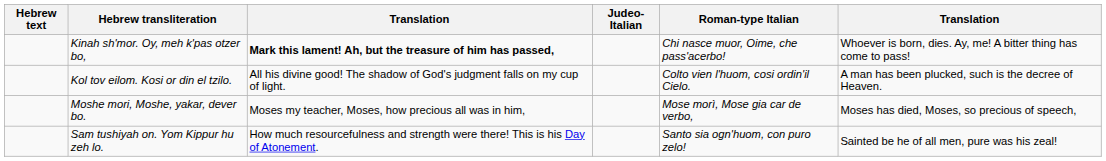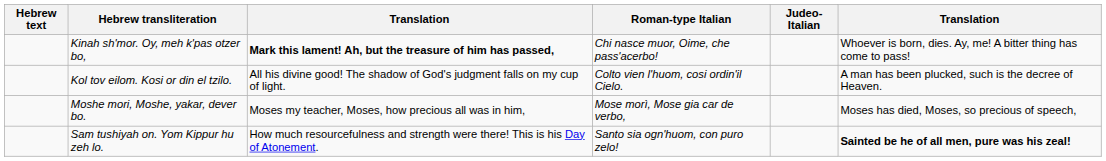columns swapped: (626, 19) <-> (749, 19)
(949, 141) normal -> (956, 141) bold
